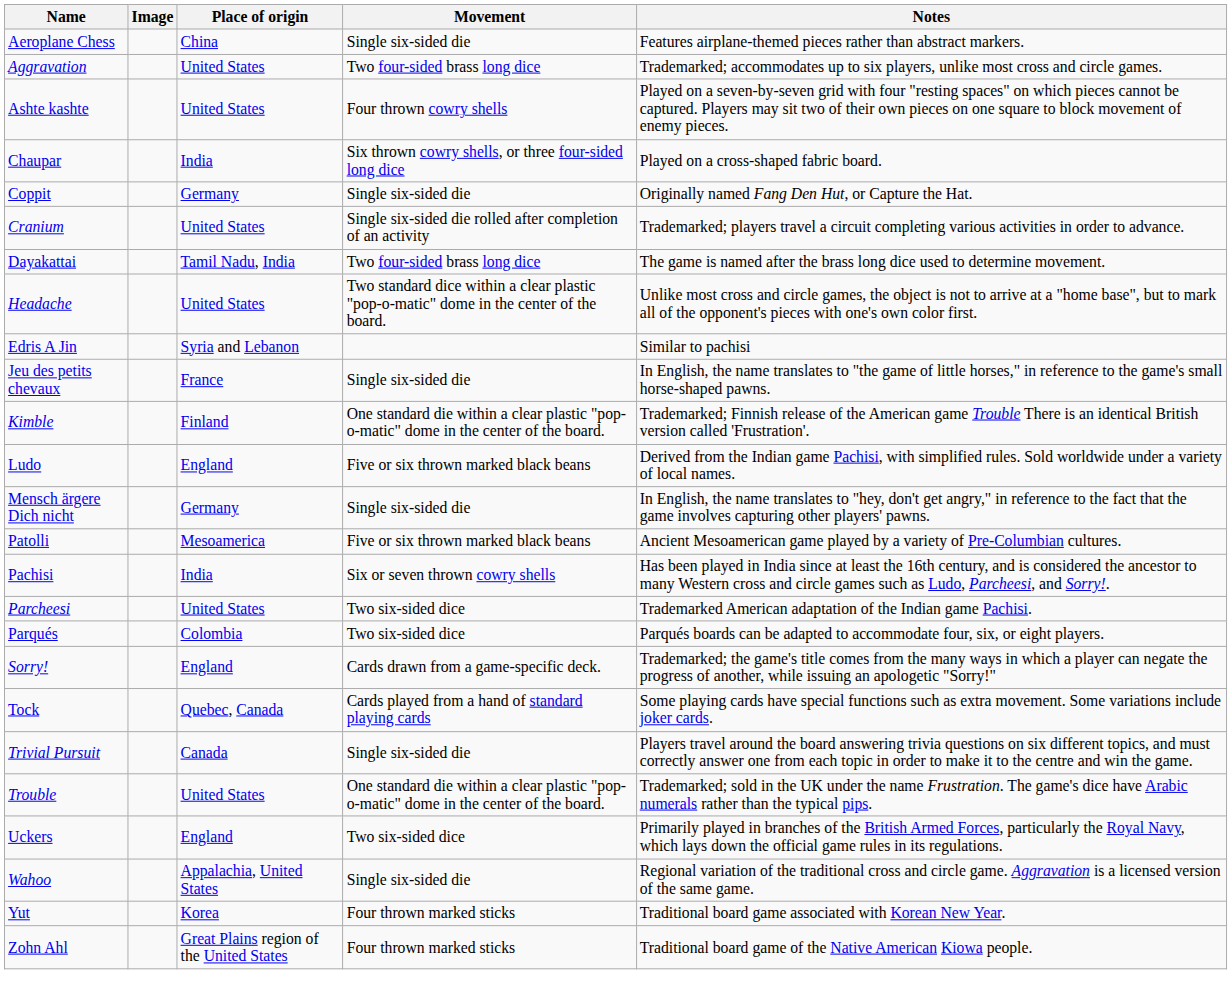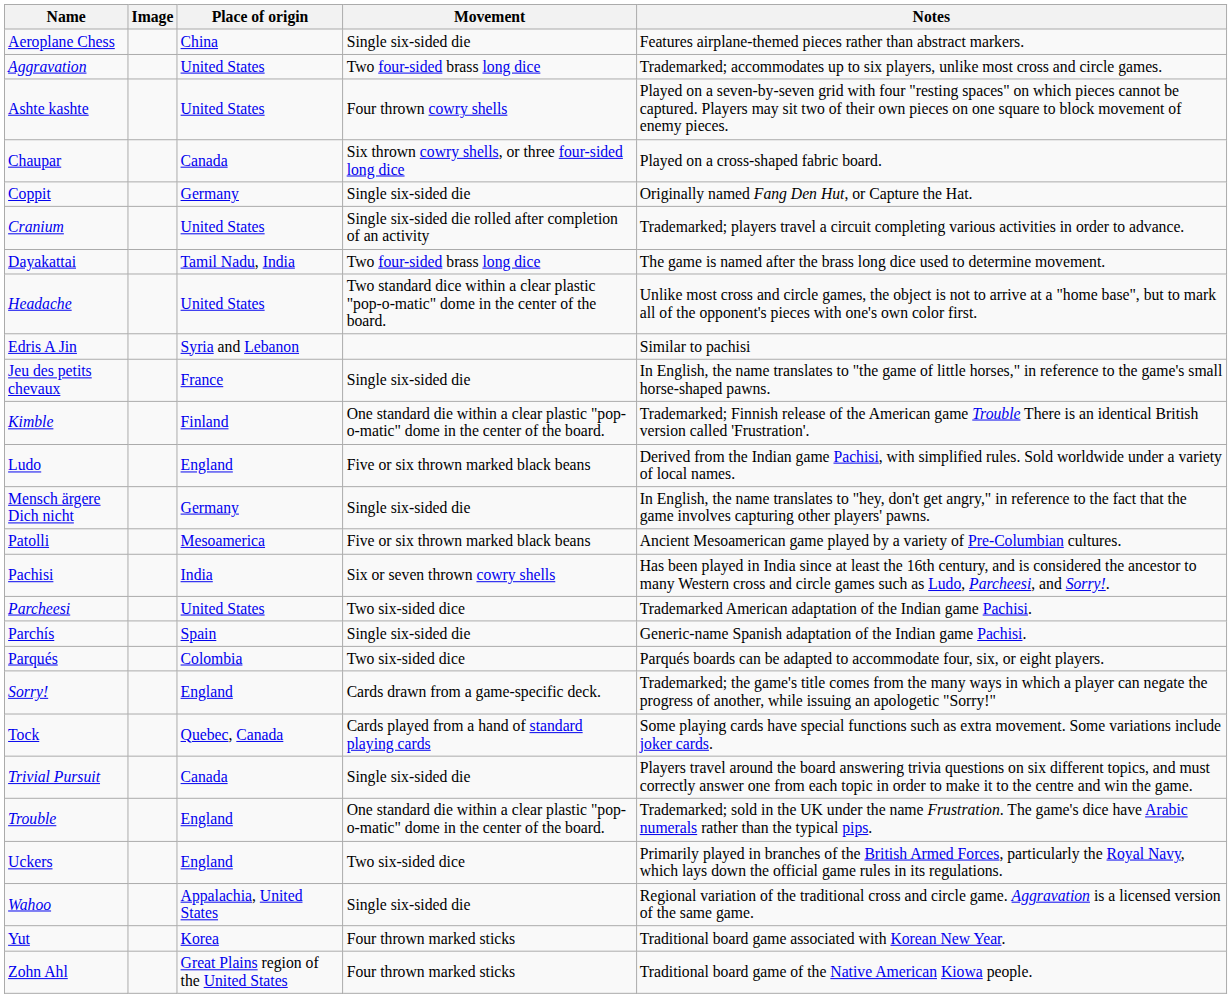(197, 160) India -> (204, 160) Canada
+ row: (31, 633)
(223, 794) United States -> (207, 819) England
